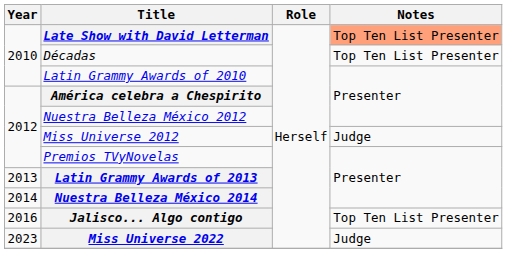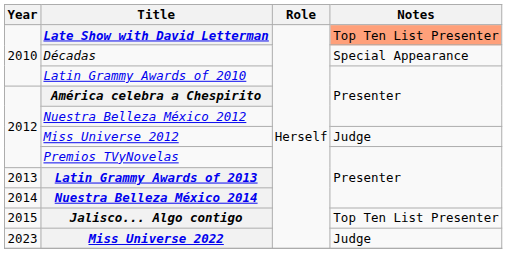(416, 55) Top Ten List Presenter -> (401, 55) Special Appearance
(22, 218) 2016 -> (22, 218) 2015
